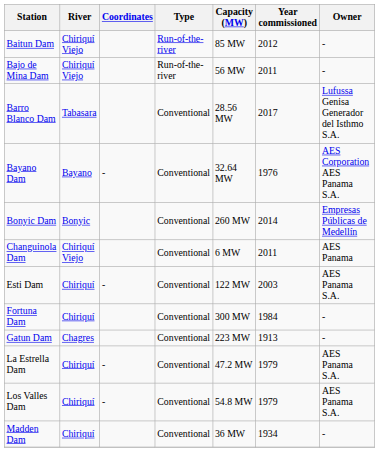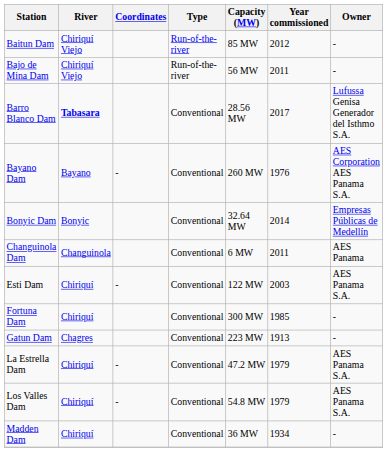(79, 113) normal -> (80, 113) bold
(226, 172) 32.64 MW -> (245, 172) 260 MW
(232, 221) 260 MW -> (239, 221) 32.64 MW
(78, 253) Chiriquí Viejo -> (86, 253) Changuinola
(268, 317) 1984 -> (280, 317) 1985
